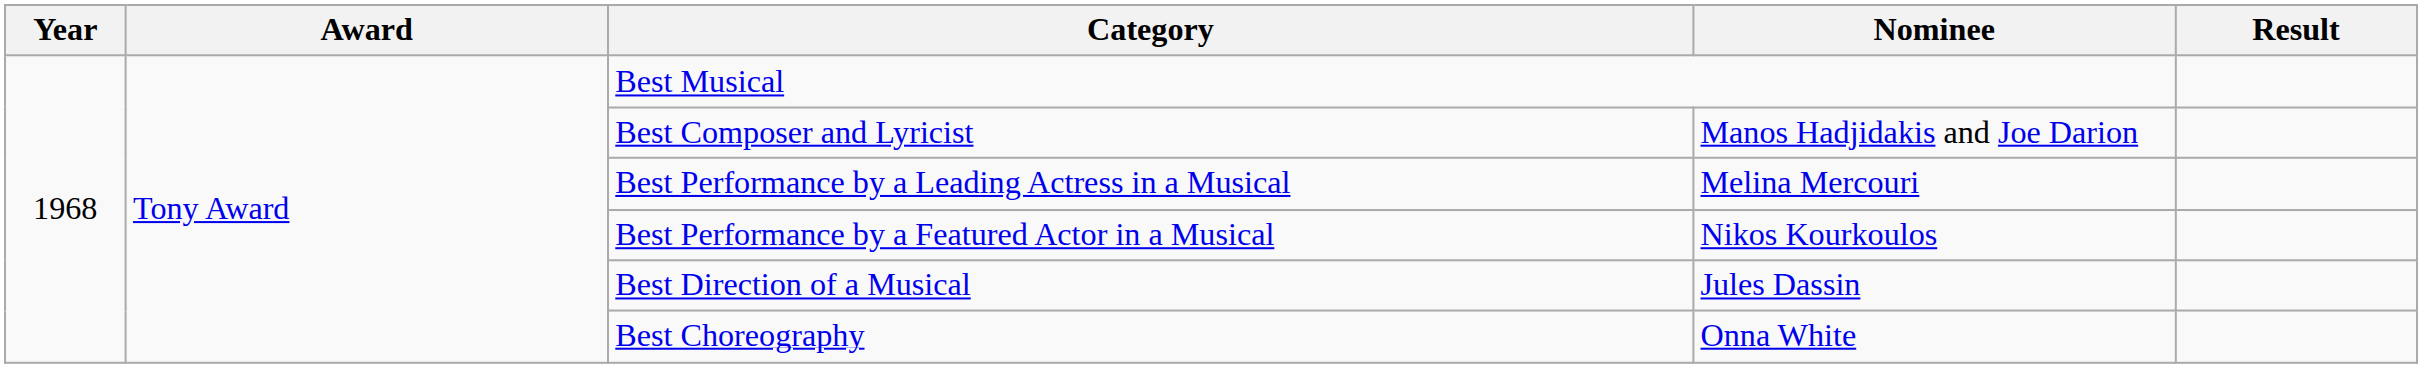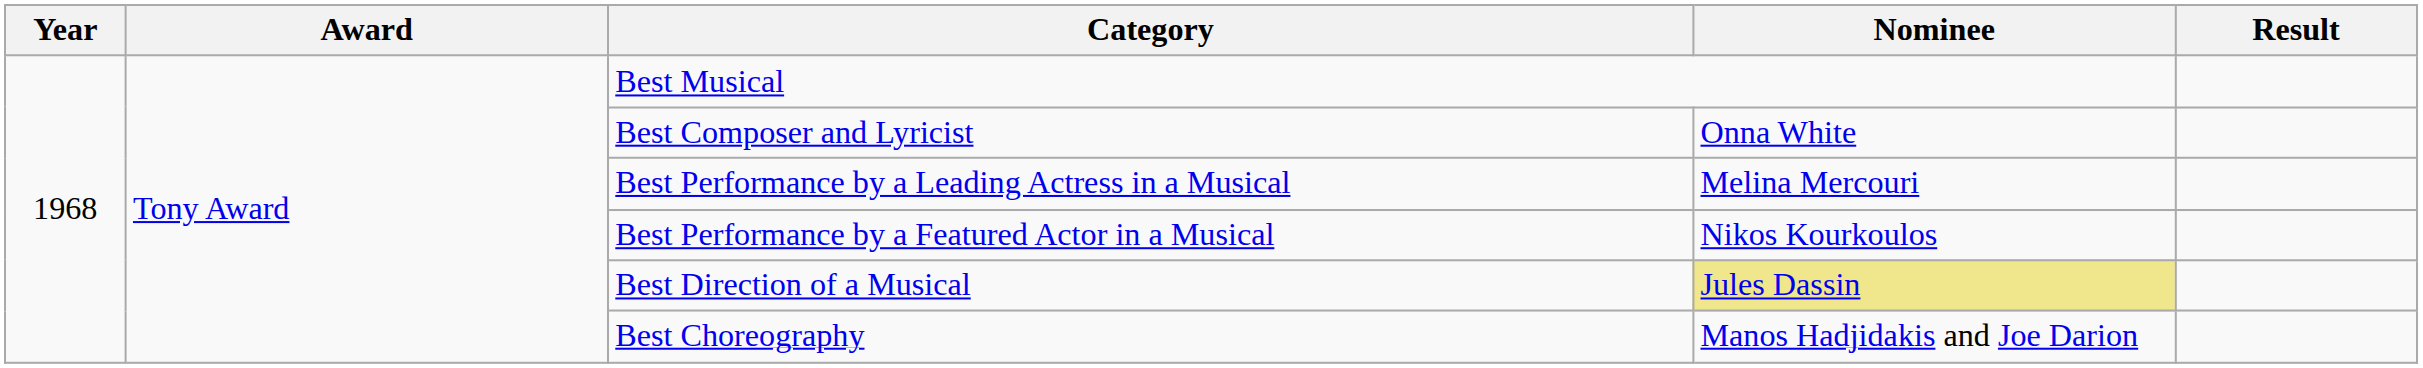(1919, 132) Manos Hadjidakis and Joe Darion -> (1778, 132) Onna White
(1780, 285) no background -> (1780, 285) khaki background
(1778, 336) Onna White -> (1919, 336) Manos Hadjidakis and Joe Darion
